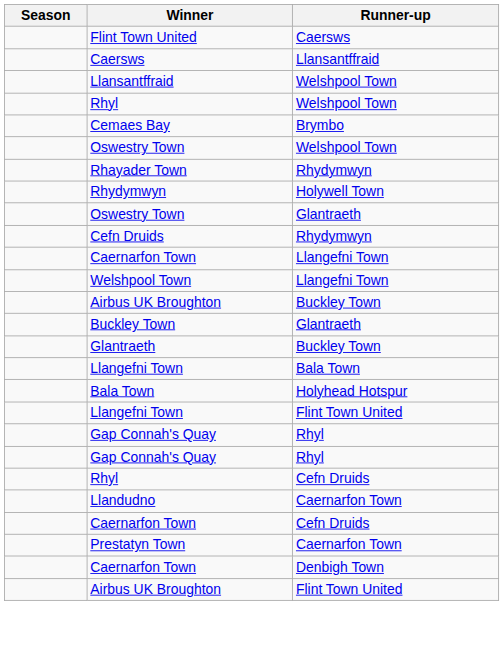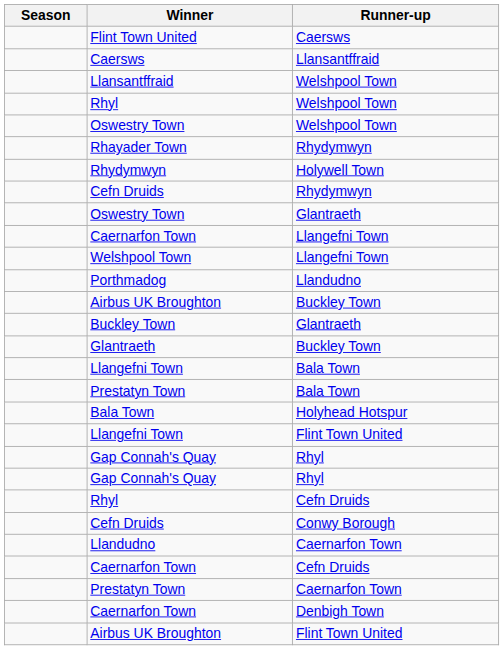- row: (130, 125)
rows swapped: (127, 236) <-> (137, 214)
+ row: (128, 280)
+ row: (138, 390)
+ row: (127, 523)
